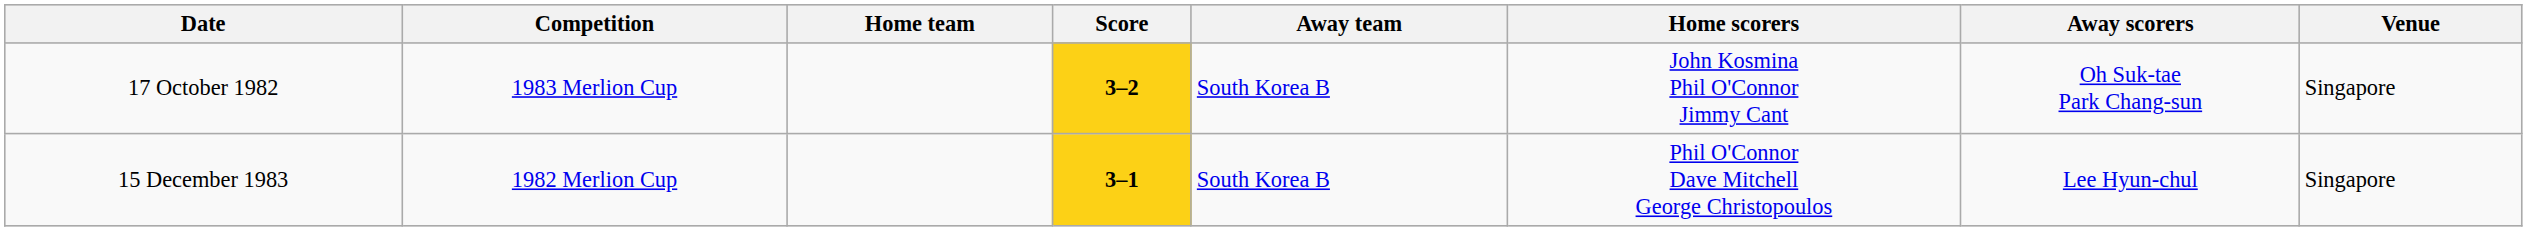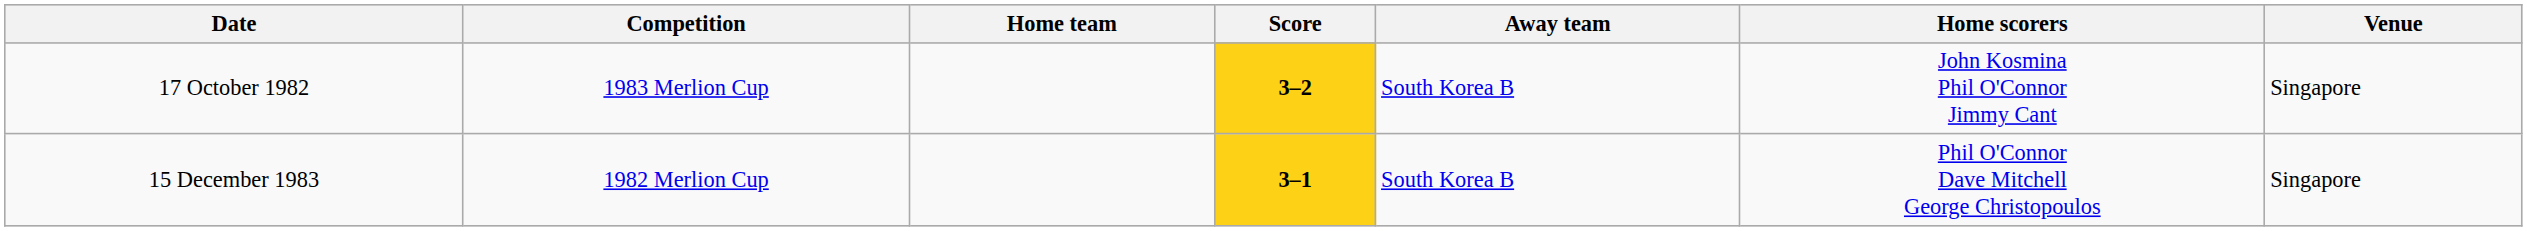- column: (2130, 23)
